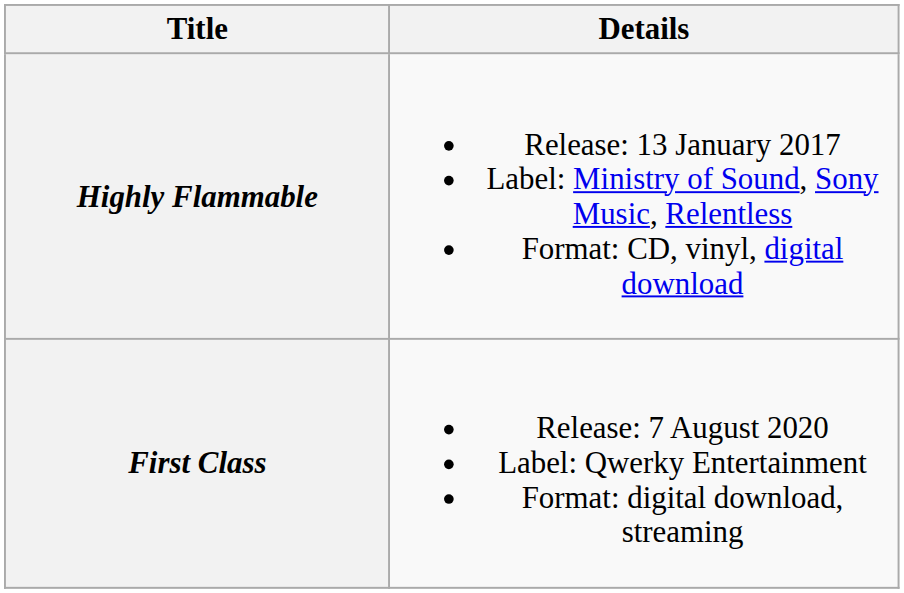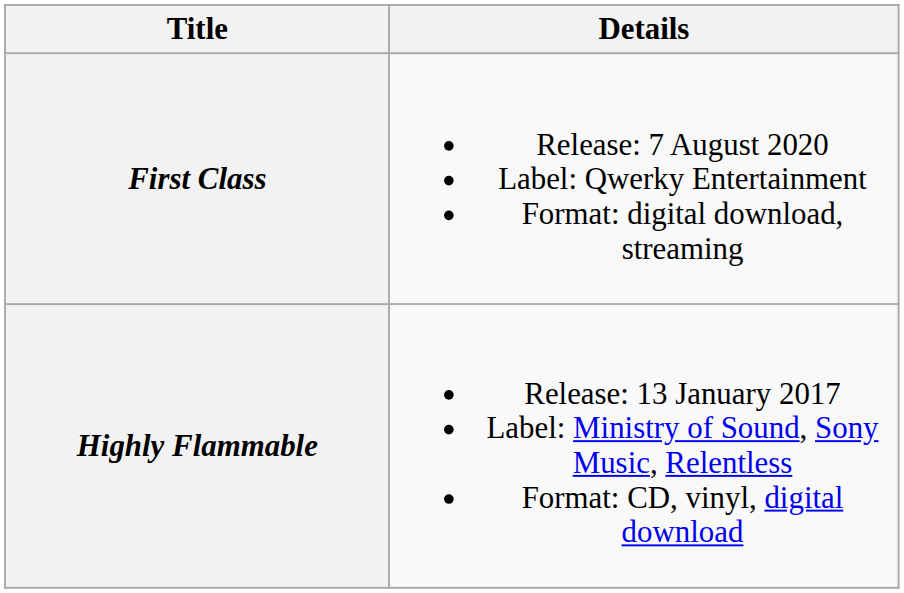rows swapped: (197, 195) <-> (197, 462)
